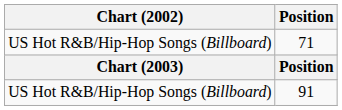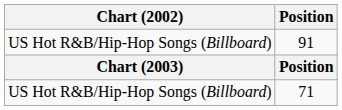rows swapped: (306, 42) <-> (306, 92)
